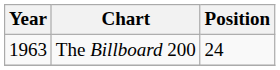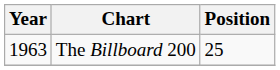(214, 49) 24 -> (214, 49) 25
